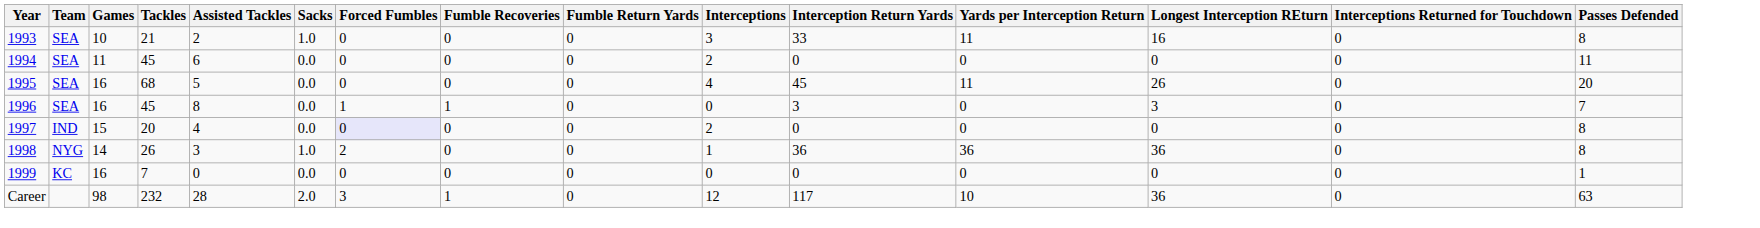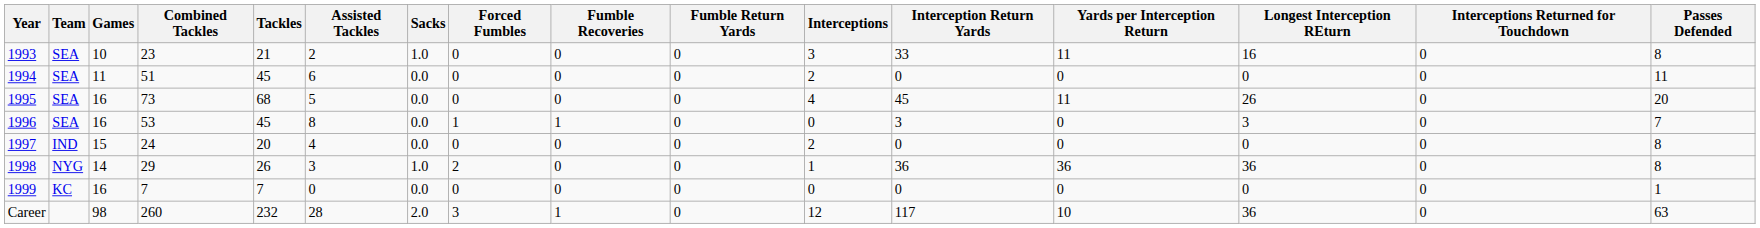+ column: (195, 23)
(343, 128) lavender background -> (456, 144) no background
